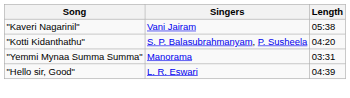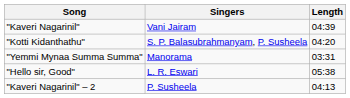(324, 27) 05:38 -> (324, 27) 04:39
(324, 72) 04:39 -> (324, 72) 05:38
+ row: (51, 87)
